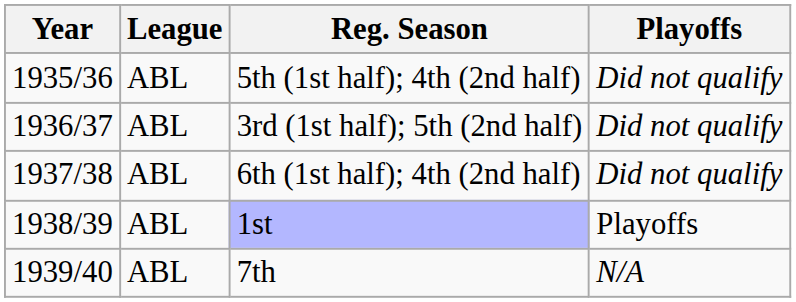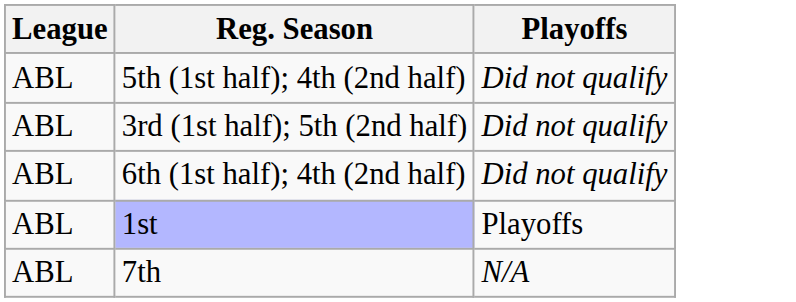- column: (62, 28)
